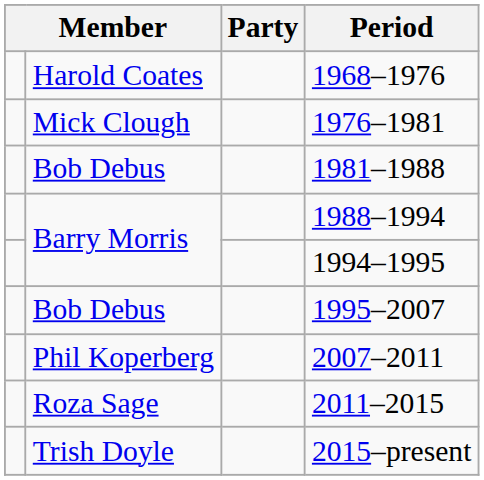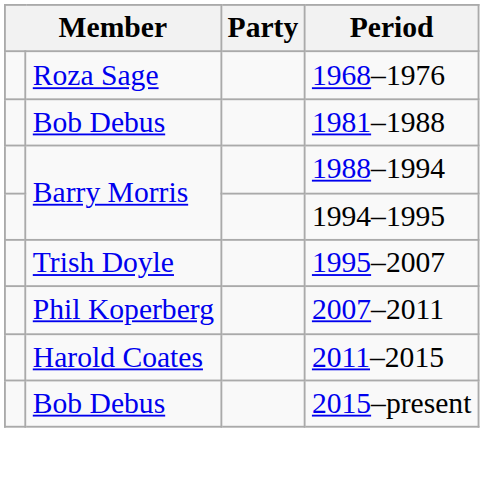(118, 74) Harold Coates -> (96, 74) Roza Sage
- row: (379, 121)
(99, 309) Bob Debus -> (103, 262) Trish Doyle
(96, 403) Roza Sage -> (118, 356) Harold Coates
(103, 450) Trish Doyle -> (99, 403) Bob Debus
